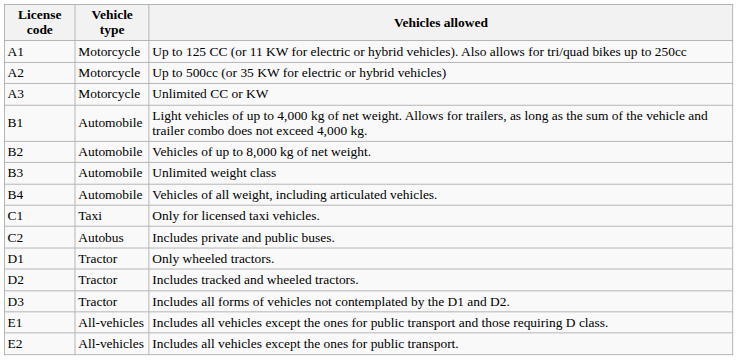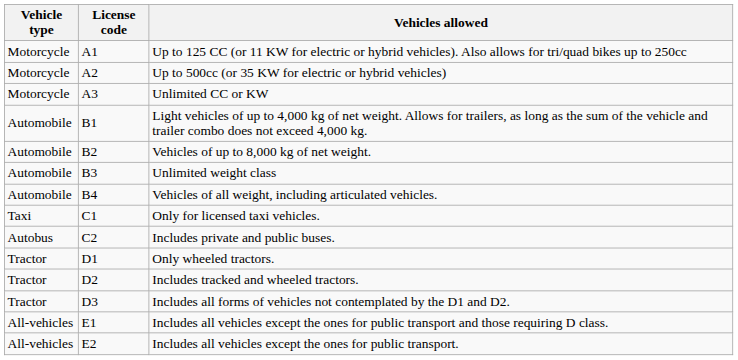columns swapped: (40, 22) <-> (112, 22)
